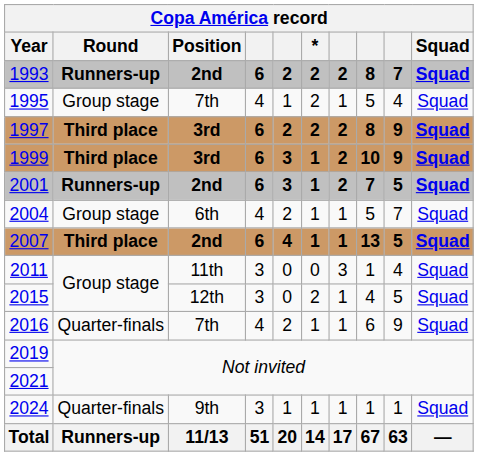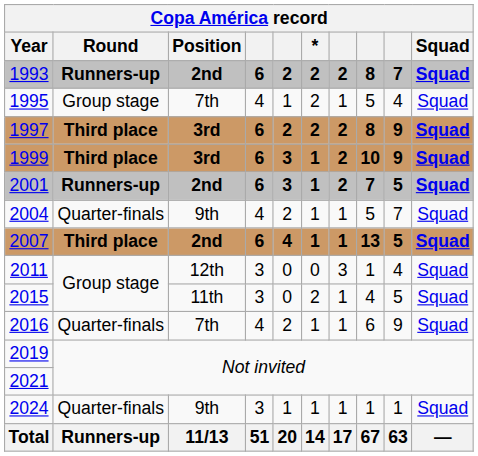(111, 213) Group stage -> (111, 213) Quarter-finals
(207, 213) 6th -> (207, 213) 9th
(207, 269) 11th -> (207, 269) 12th
(207, 297) 12th -> (207, 297) 11th
